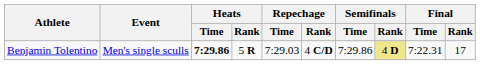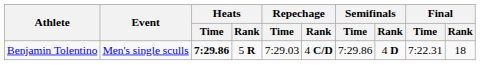(390, 50) khaki background -> (390, 50) no background
(460, 50) 17 -> (460, 50) 18
